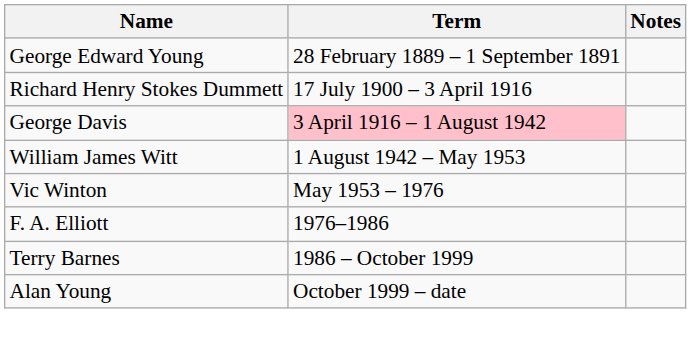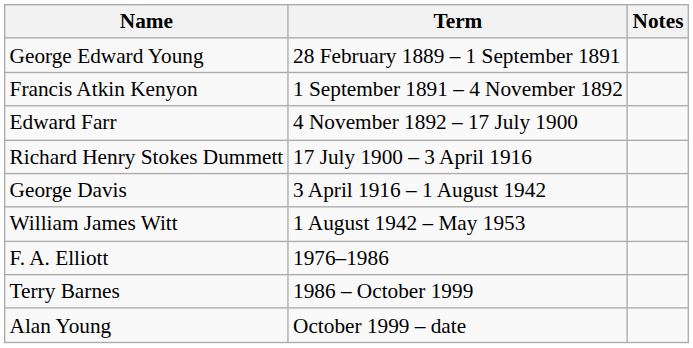+ row: (104, 88)
+ row: (63, 122)
(420, 122) pink background -> (420, 190) no background
- row: (58, 190)
